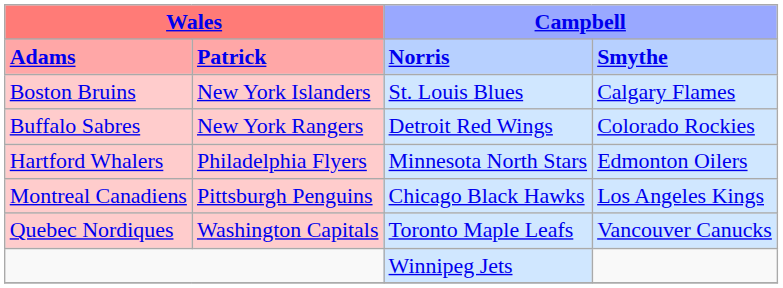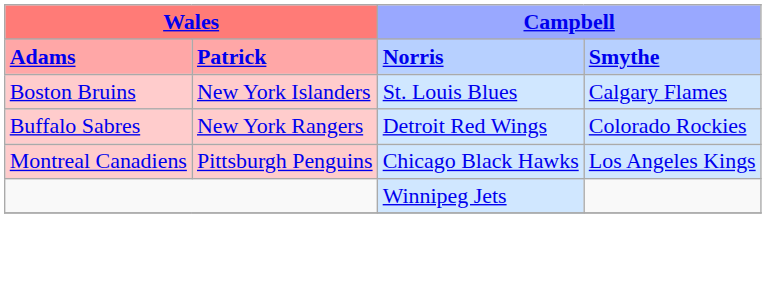- row: (87, 160)
- row: (92, 230)
